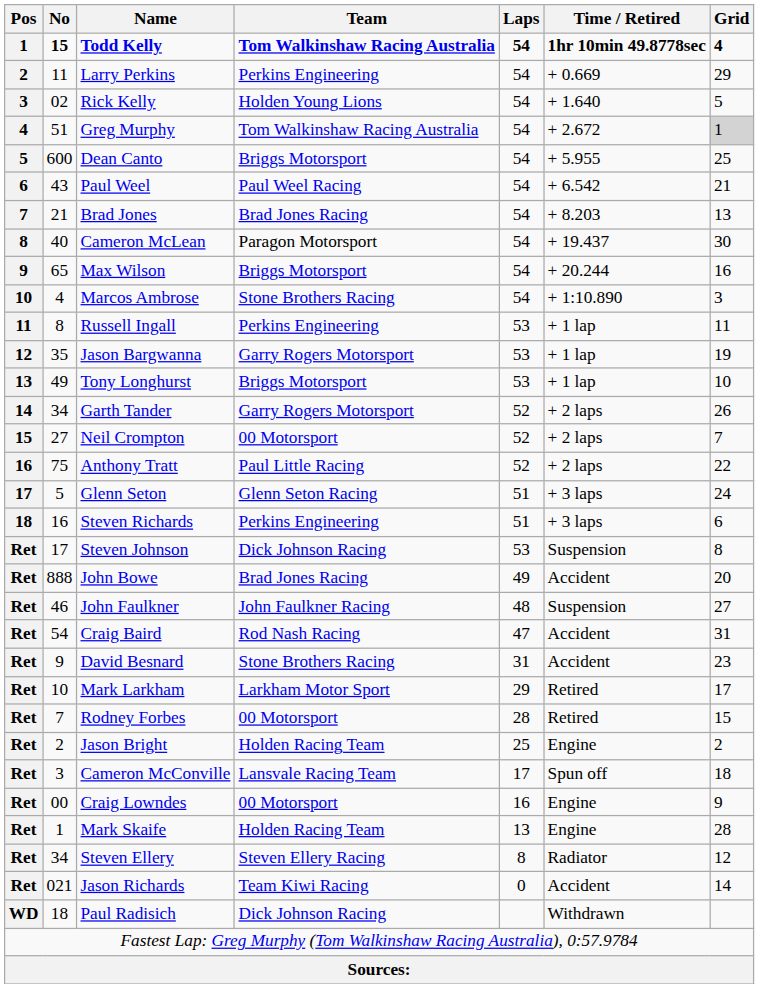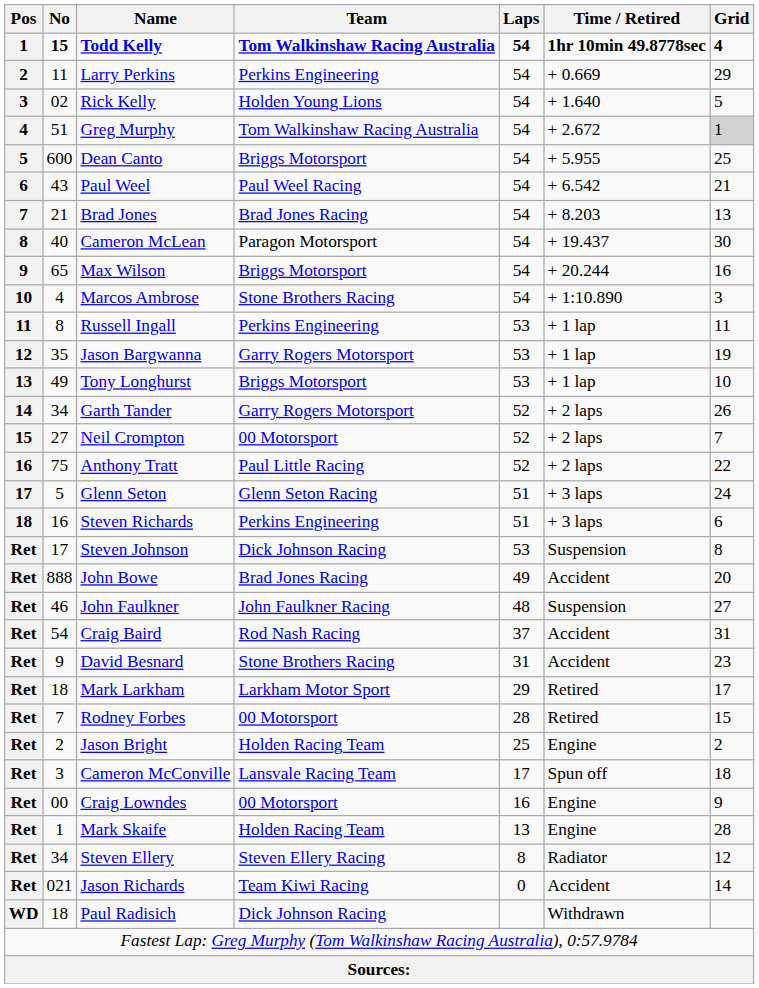(521, 633) 47 -> (521, 633) 37
(59, 689) 10 -> (59, 689) 18
